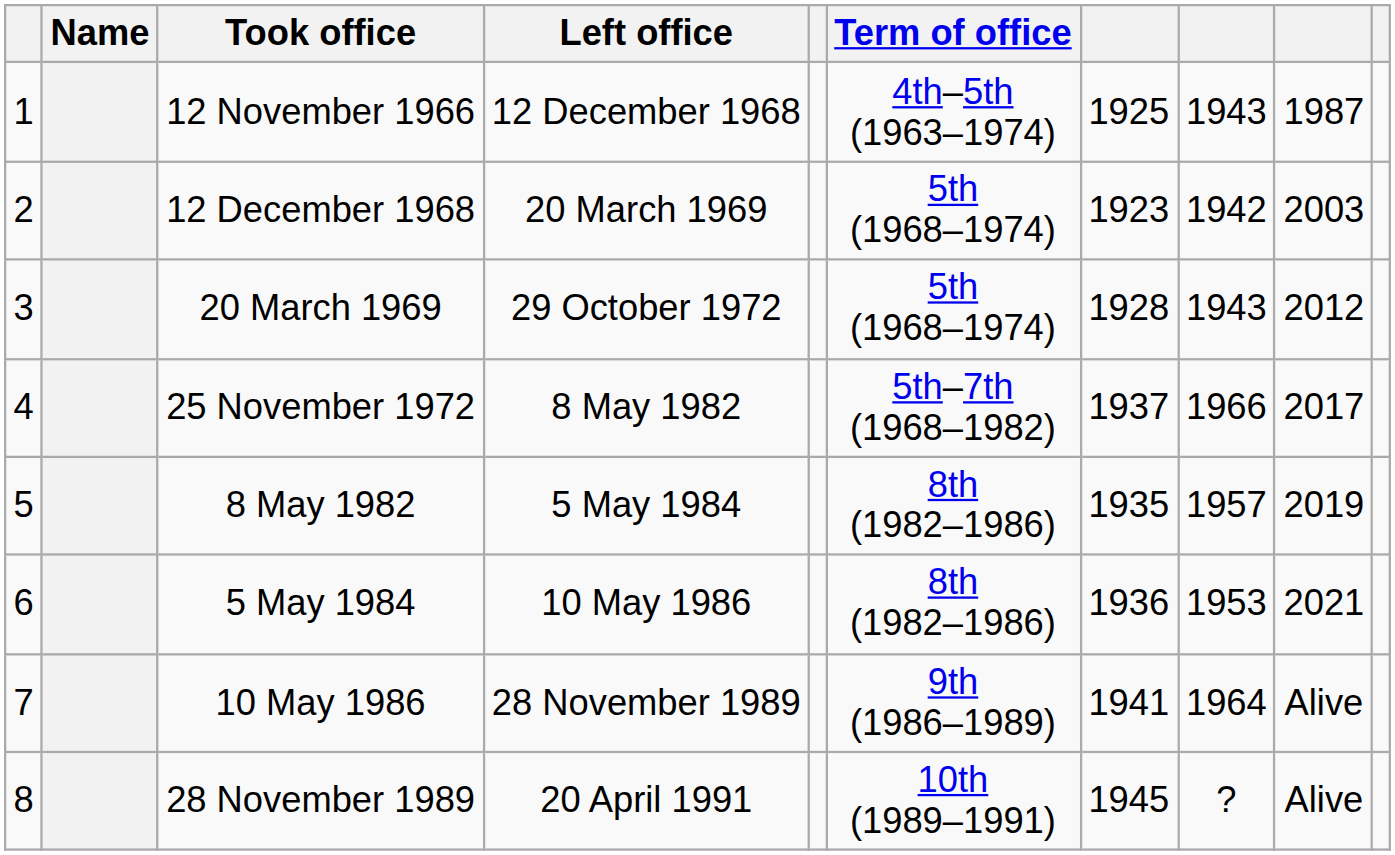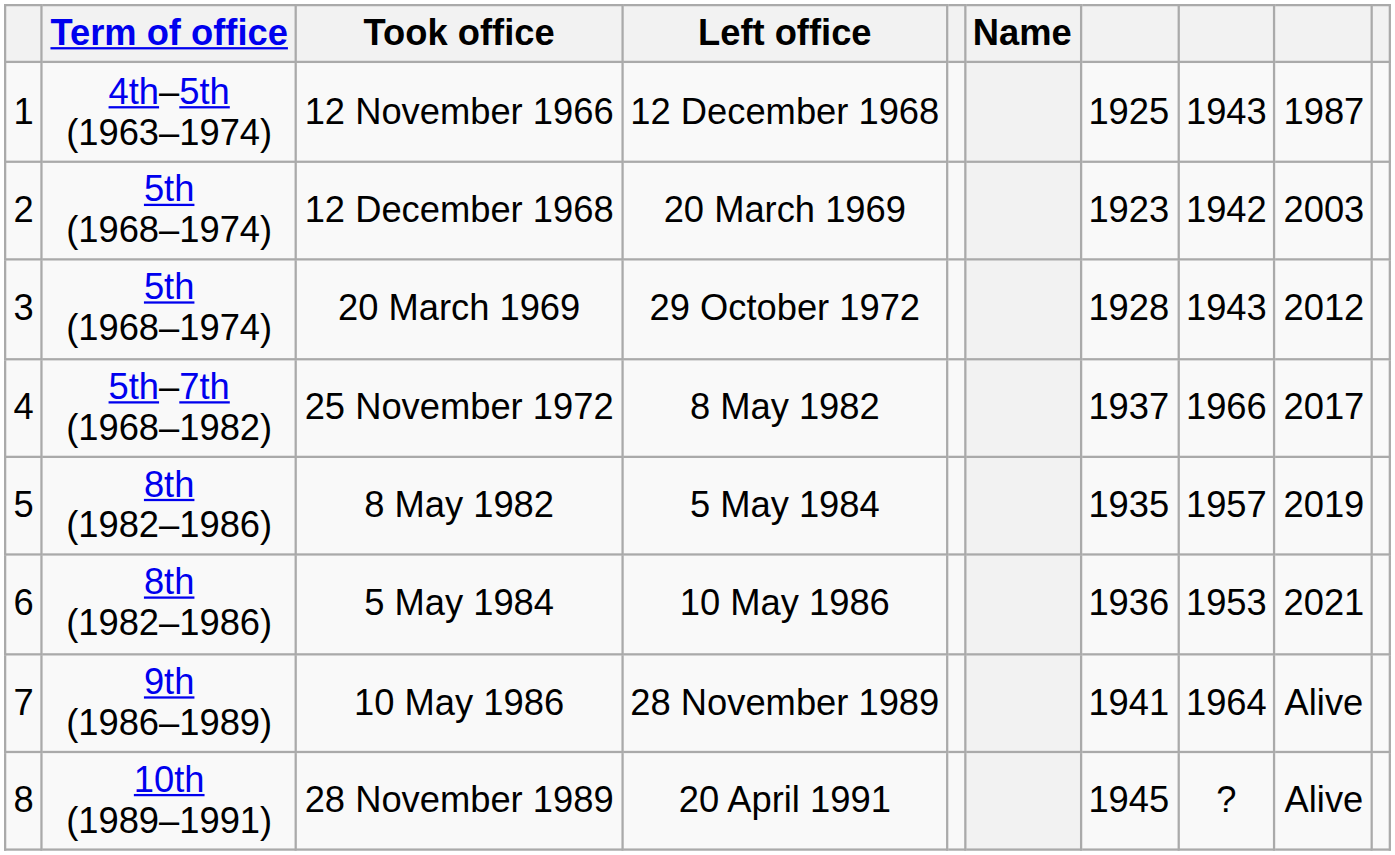columns swapped: (100, 33) <-> (953, 33)
